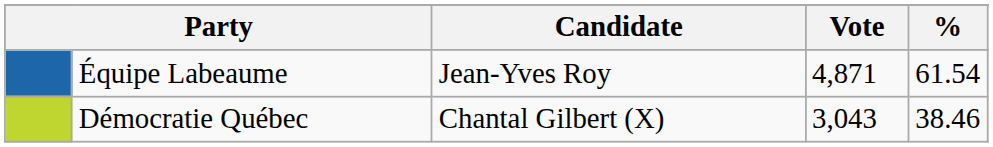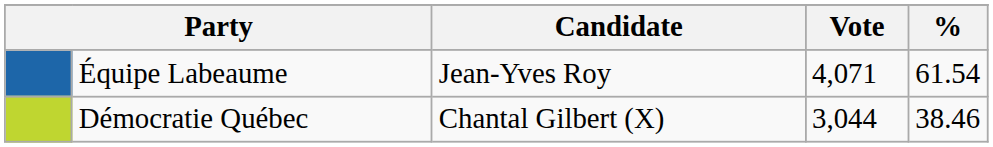(844, 73) 4,871 -> (844, 73) 4,071
(844, 118) 3,043 -> (844, 118) 3,044
